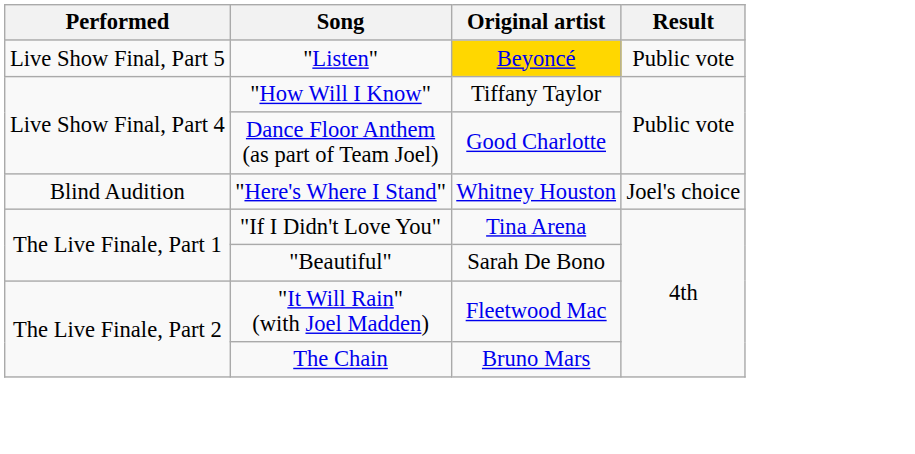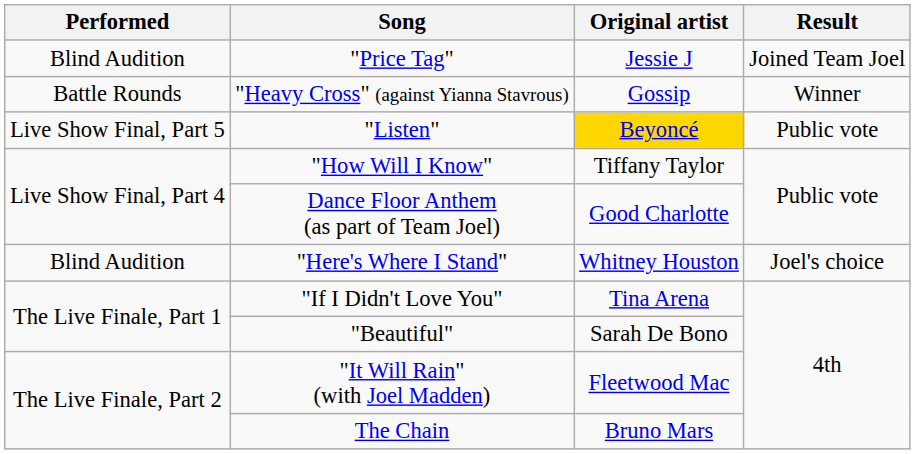+ row: (402, 58)
+ row: (402, 93)
